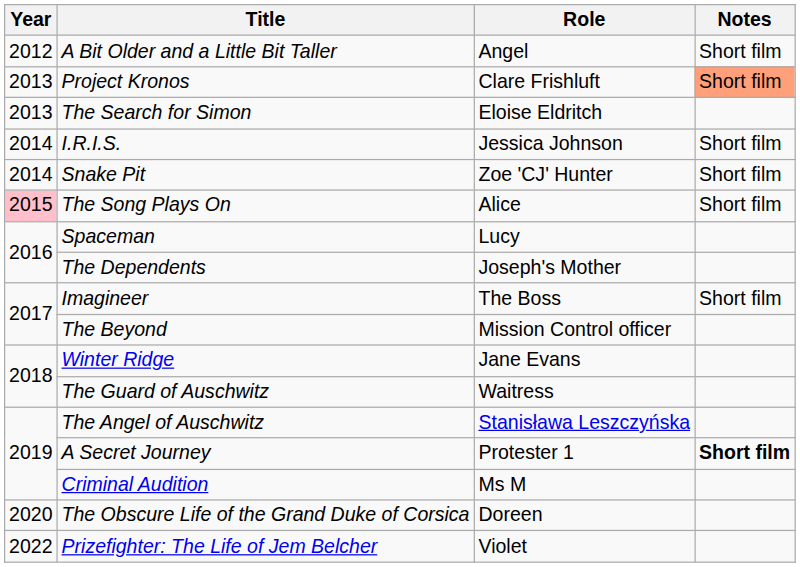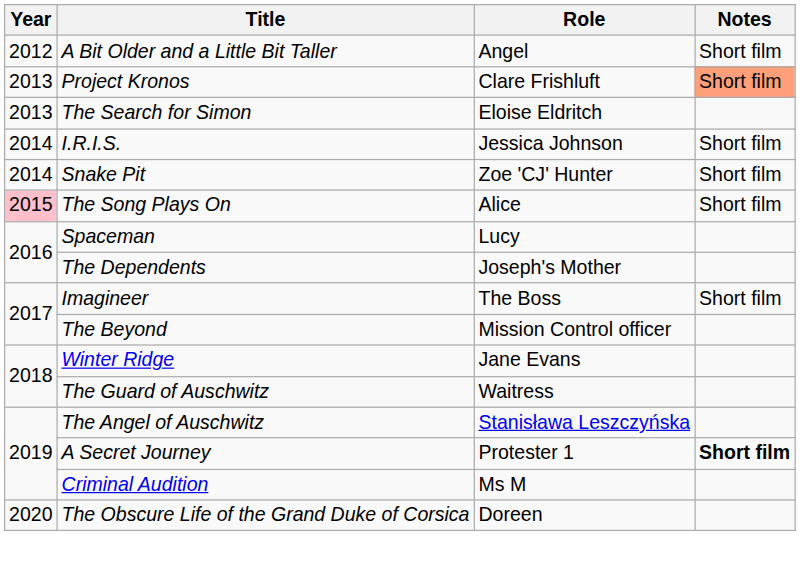- row: (219, 546)
